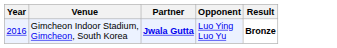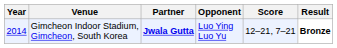+ column: (270, 12)
(17, 31) 2016 -> (17, 31) 2014
